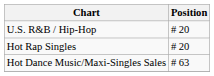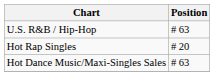(180, 29) # 20 -> (180, 29) # 63
